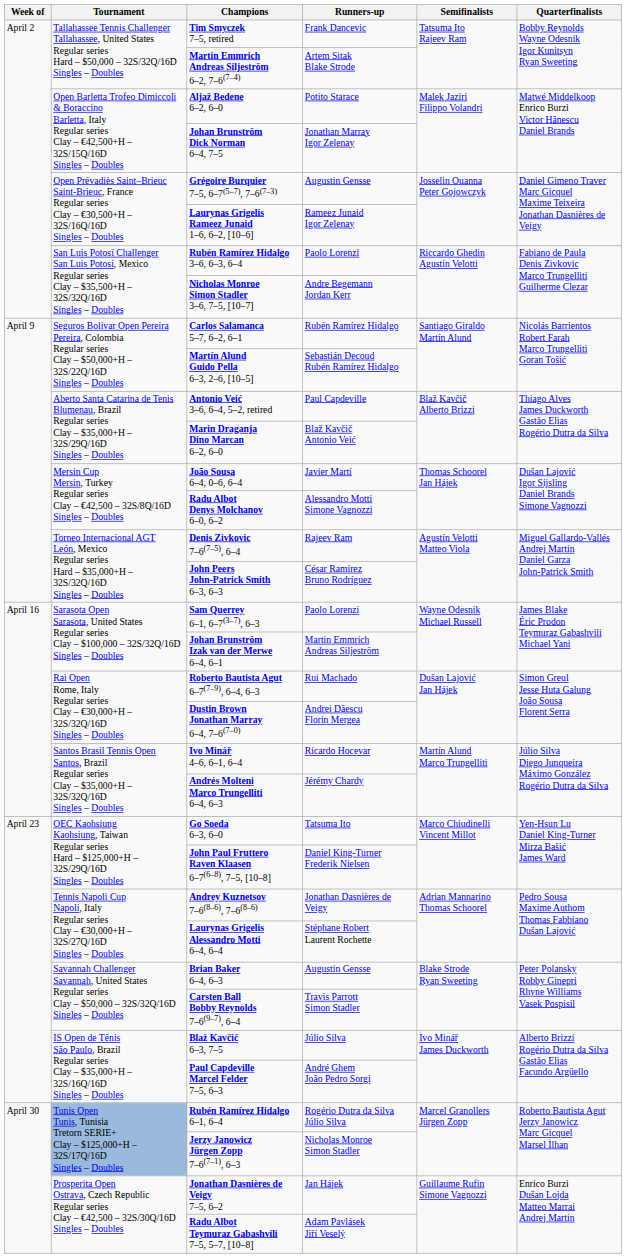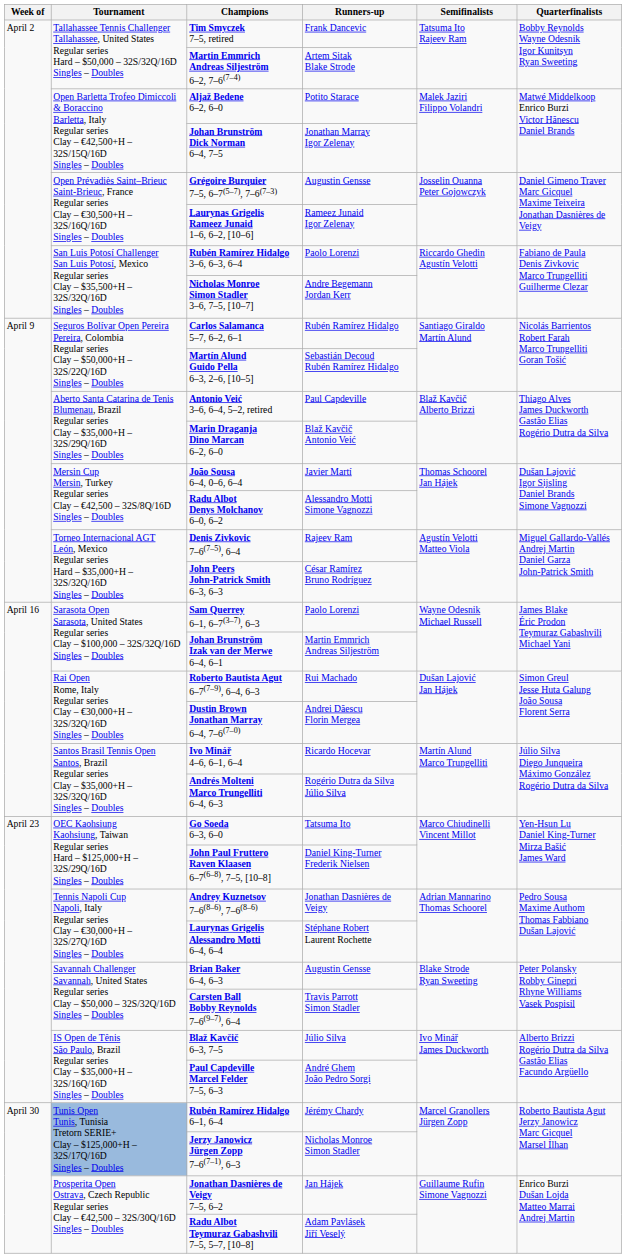(334, 781) Jérémy Chardy -> (349, 787) Rogério Dutra da Silva Júlio Silva
(349, 1116) Rogério Dutra da Silva Júlio Silva -> (334, 1110) Jérémy Chardy
